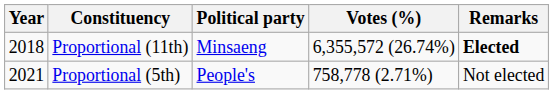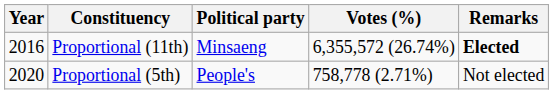(26, 46) 2018 -> (26, 46) 2016
(26, 74) 2021 -> (26, 74) 2020
